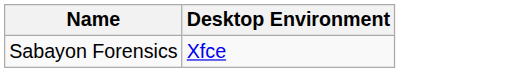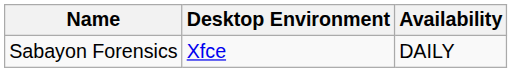+ column: (451, 20)
